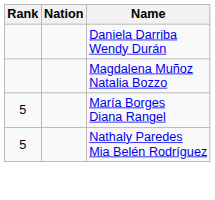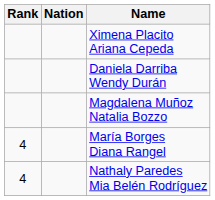+ row: (131, 41)
(23, 110) 5 -> (23, 144) 4
(23, 144) 5 -> (23, 178) 4
